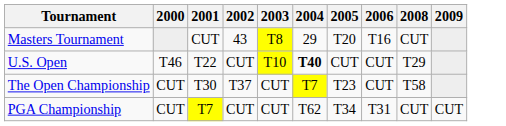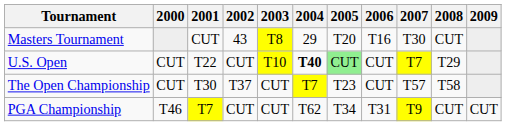+ column: (414, 16)
(170, 62) T46 -> (170, 62) CUT
(345, 62) no background -> (345, 62) lightgreen background
(170, 109) CUT -> (170, 109) T46
